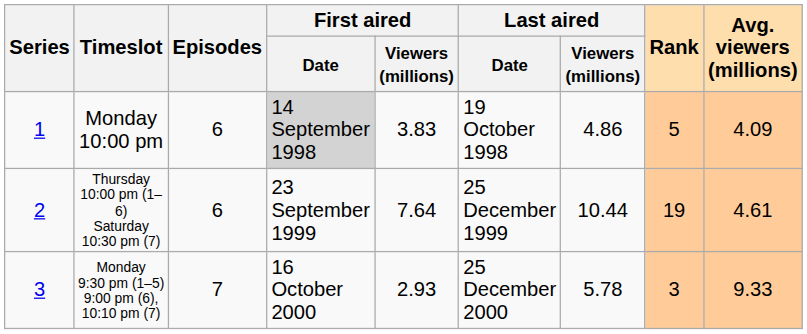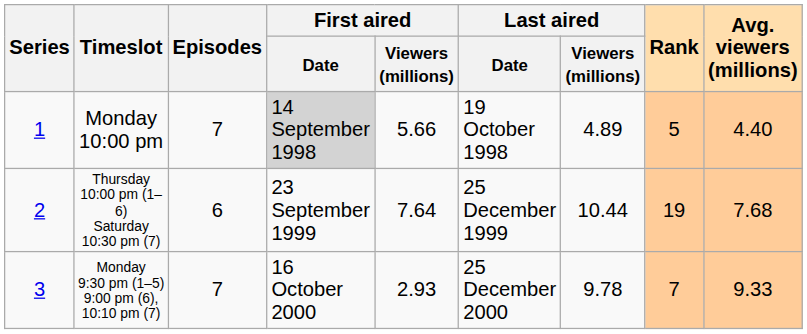(217, 129) 6 -> (217, 129) 7
(417, 129) 3.83 -> (417, 129) 5.66
(603, 129) 4.86 -> (603, 129) 4.89
(753, 129) 4.09 -> (753, 129) 4.40
(753, 209) 4.61 -> (753, 209) 7.68
(603, 290) 5.78 -> (603, 290) 9.78
(674, 290) 3 -> (674, 290) 7
